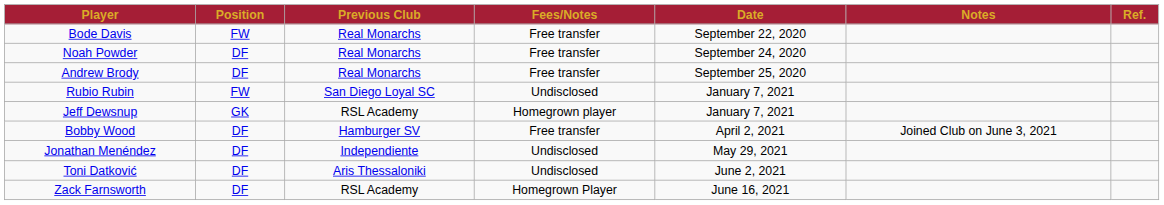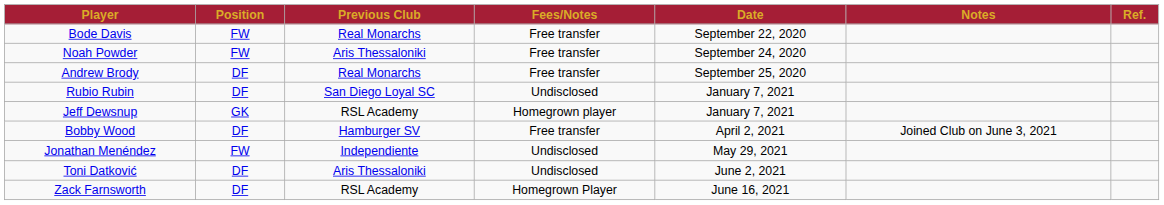(240, 53) DF -> (240, 53) FW
(379, 53) Real Monarchs -> (379, 53) Aris Thessaloniki
(240, 92) FW -> (240, 92) DF
(240, 151) DF -> (240, 151) FW
